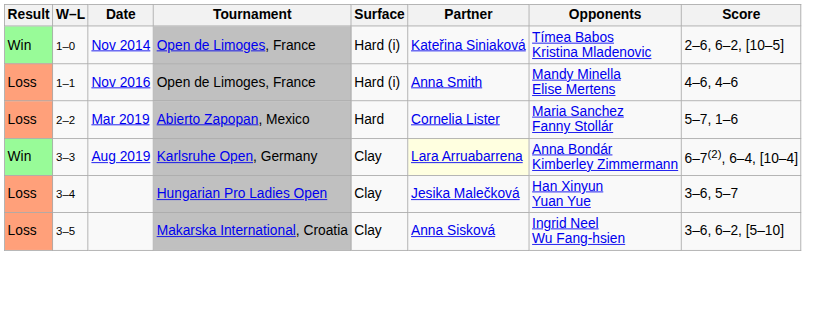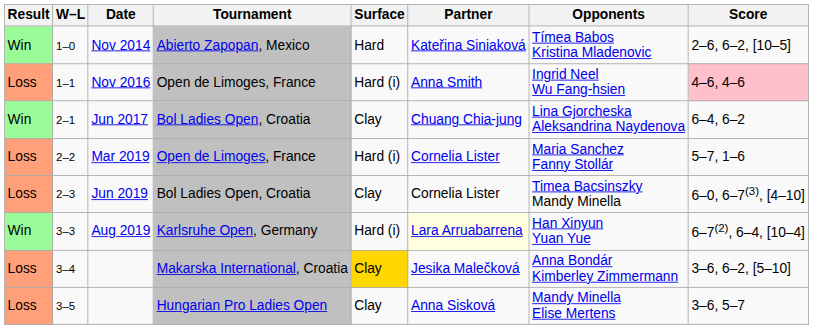(236, 44) Open de Limoges, France -> (233, 44) Abierto Zapopan, Mexico
(377, 44) Hard (i) -> (369, 44) Hard
(576, 82) Mandy Minella Elise Mertens -> (579, 82) Ingrid Neel Wu Fang-hsien
(711, 82) no background -> (718, 82) pink background
+ row: (66, 120)
(233, 119) Abierto Zapopan, Mexico -> (236, 156) Open de Limoges, France
(369, 119) Hard -> (377, 156) Hard (i)
+ row: (66, 195)
(368, 156) Clay -> (377, 231) Hard (i)
(605, 156) Anna Bondár Kimberley Zimmermann -> (568, 231) Han Xinyun Yuan Yue
(242, 194) Hungarian Pro Ladies Open -> (252, 268) Makarska International, Croatia
(368, 194) no background -> (368, 268) gold background
(568, 194) Han Xinyun Yuan Yue -> (605, 268) Anna Bondár Kimberley Zimmermann
(711, 194) 3–6, 5–7 -> (741, 268) 3–6, 6–2, [5–10]
(252, 231) Makarska International, Croatia -> (242, 306) Hungarian Pro Ladies Open
(579, 231) Ingrid Neel Wu Fang-hsien -> (576, 306) Mandy Minella Elise Mertens
(734, 231) 3–6, 6–2, [5–10] -> (718, 306) 3–6, 5–7
